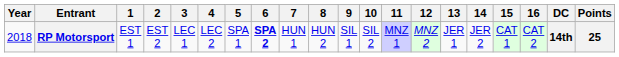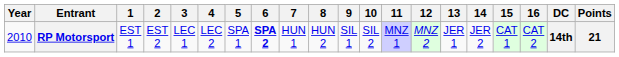(19, 37) 2018 -> (19, 37) 2010
(595, 37) 25 -> (595, 37) 21
